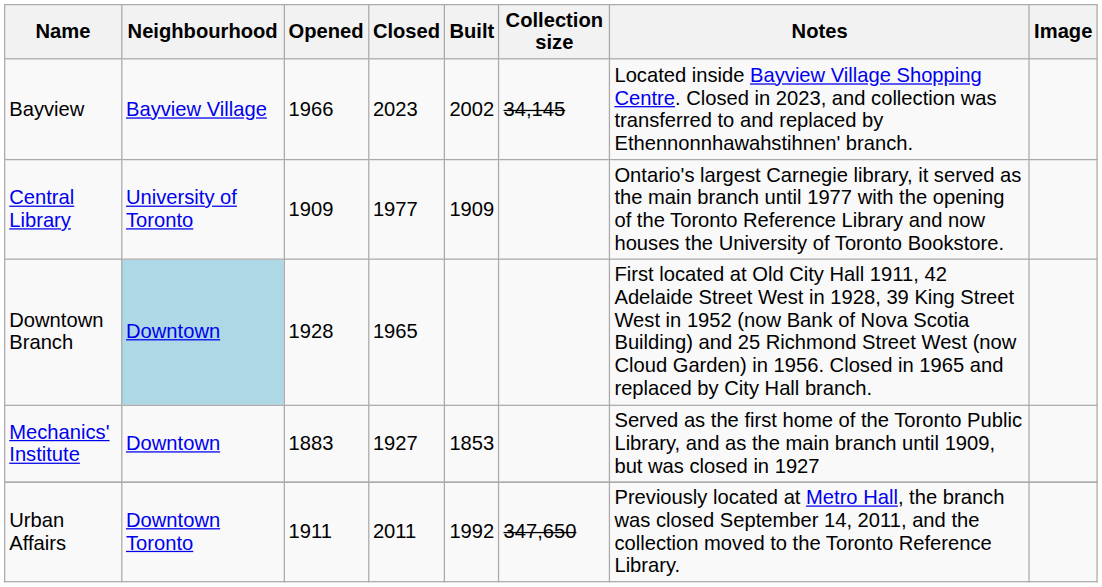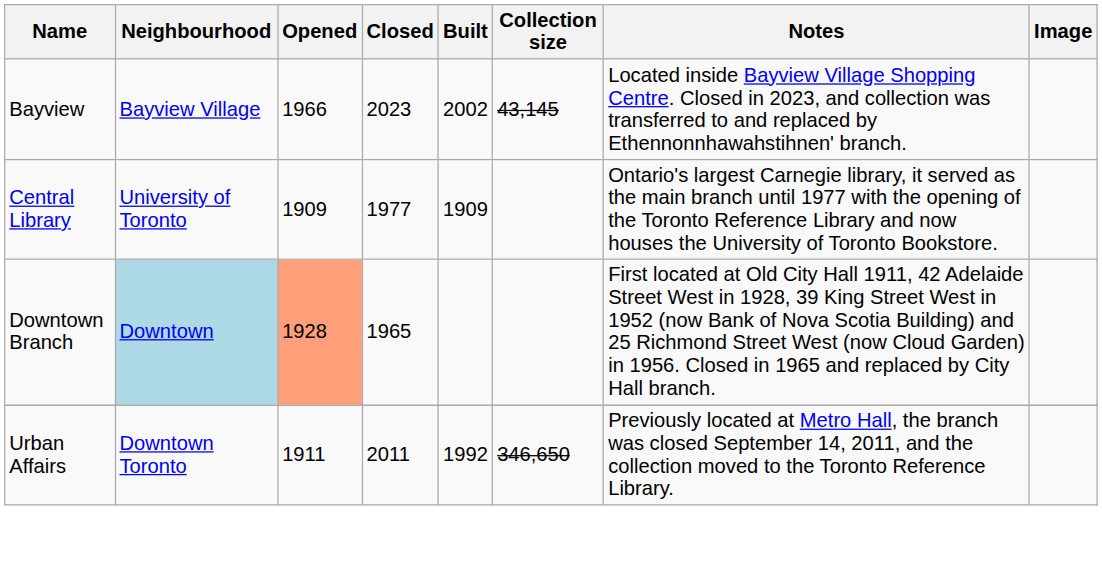(534, 109) 34,145 -> (528, 109) 43,145
(311, 331) no background -> (305, 331) lightsalmon background
- row: (59, 443)
(540, 531) 347,650 -> (534, 454) 346,650
